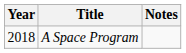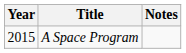(21, 37) 2018 -> (21, 37) 2015
